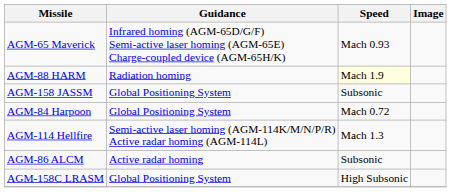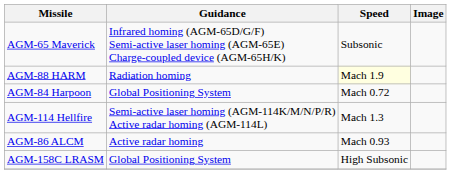(365, 44) Mach 0.93 -> (362, 44) Subsonic
- row: (50, 93)
(362, 159) Subsonic -> (365, 141) Mach 0.93
